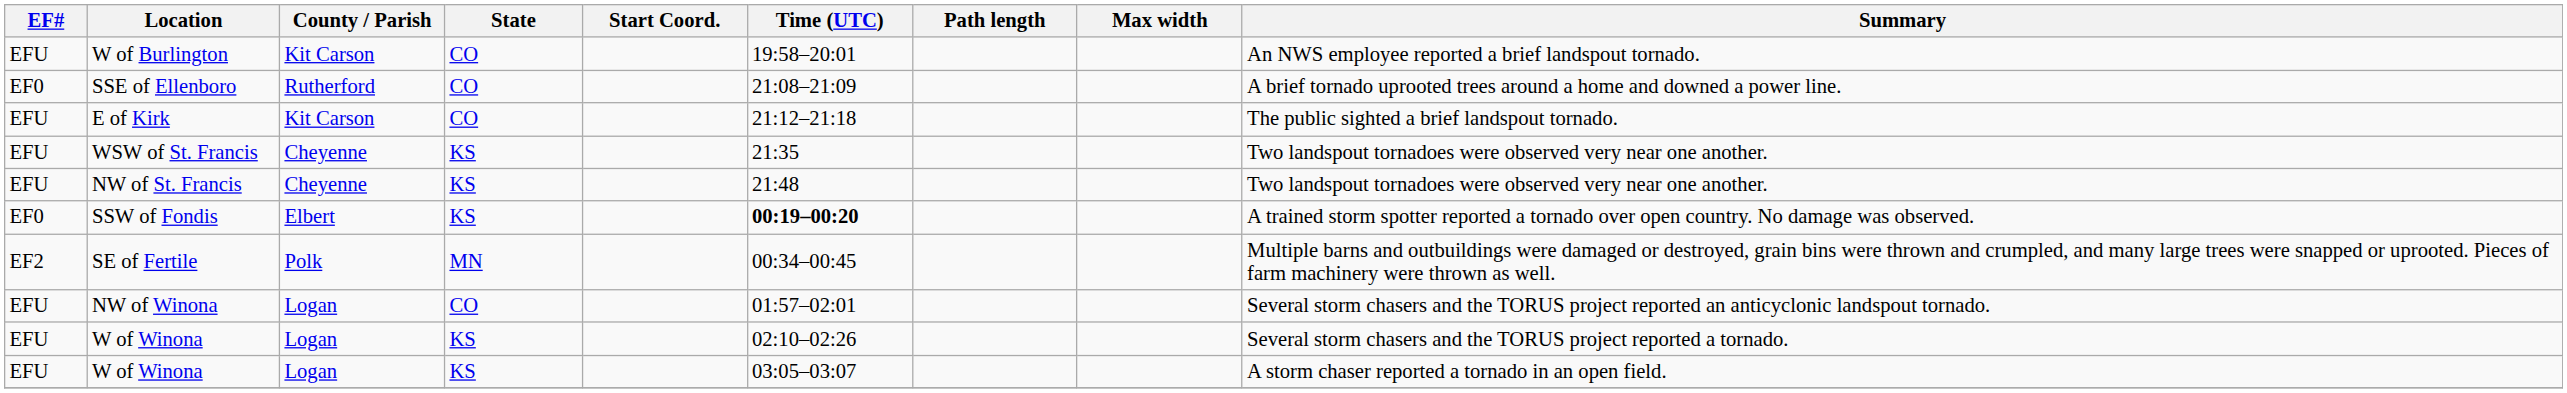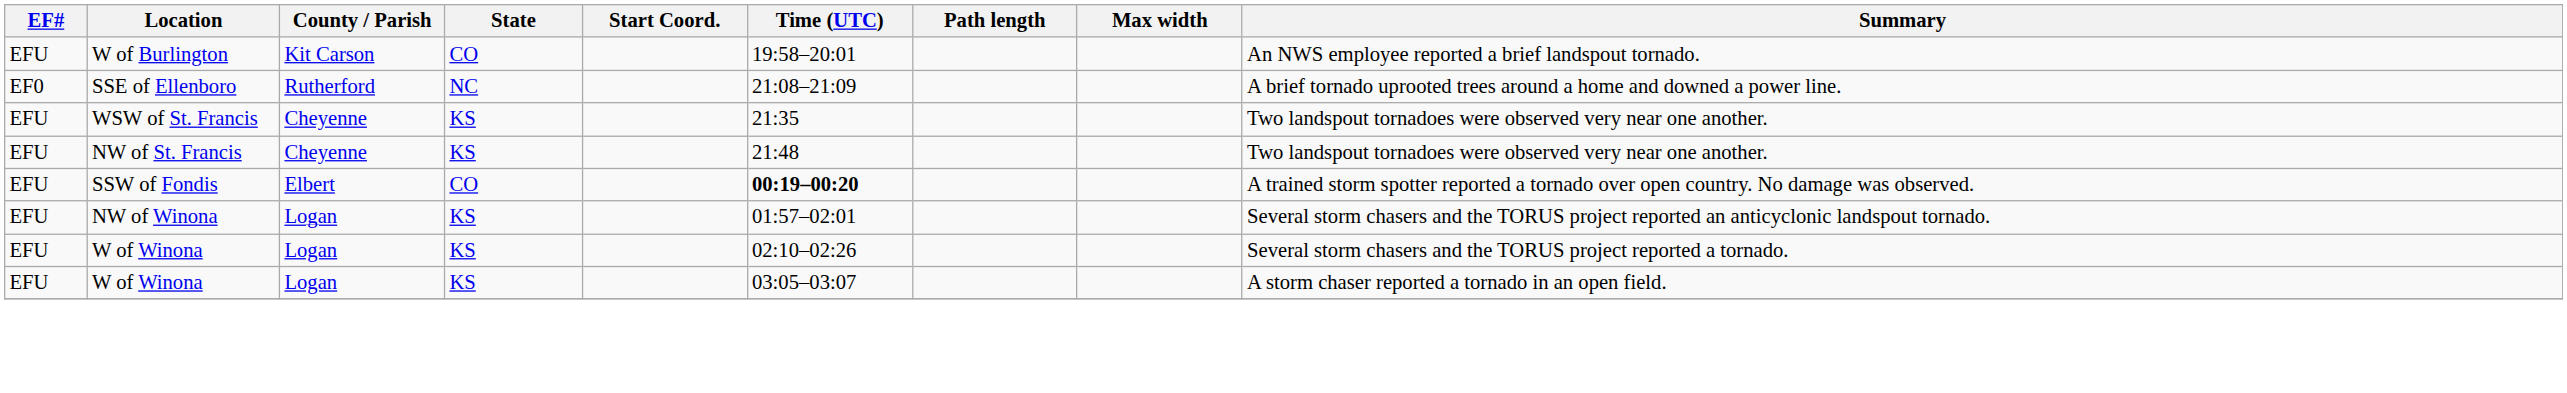(464, 86) CO -> (464, 86) NC
- row: (131, 119)
(27, 217) EF0 -> (29, 184) EFU
(463, 217) KS -> (464, 184) CO
- row: (145, 261)
(464, 305) CO -> (463, 217) KS
